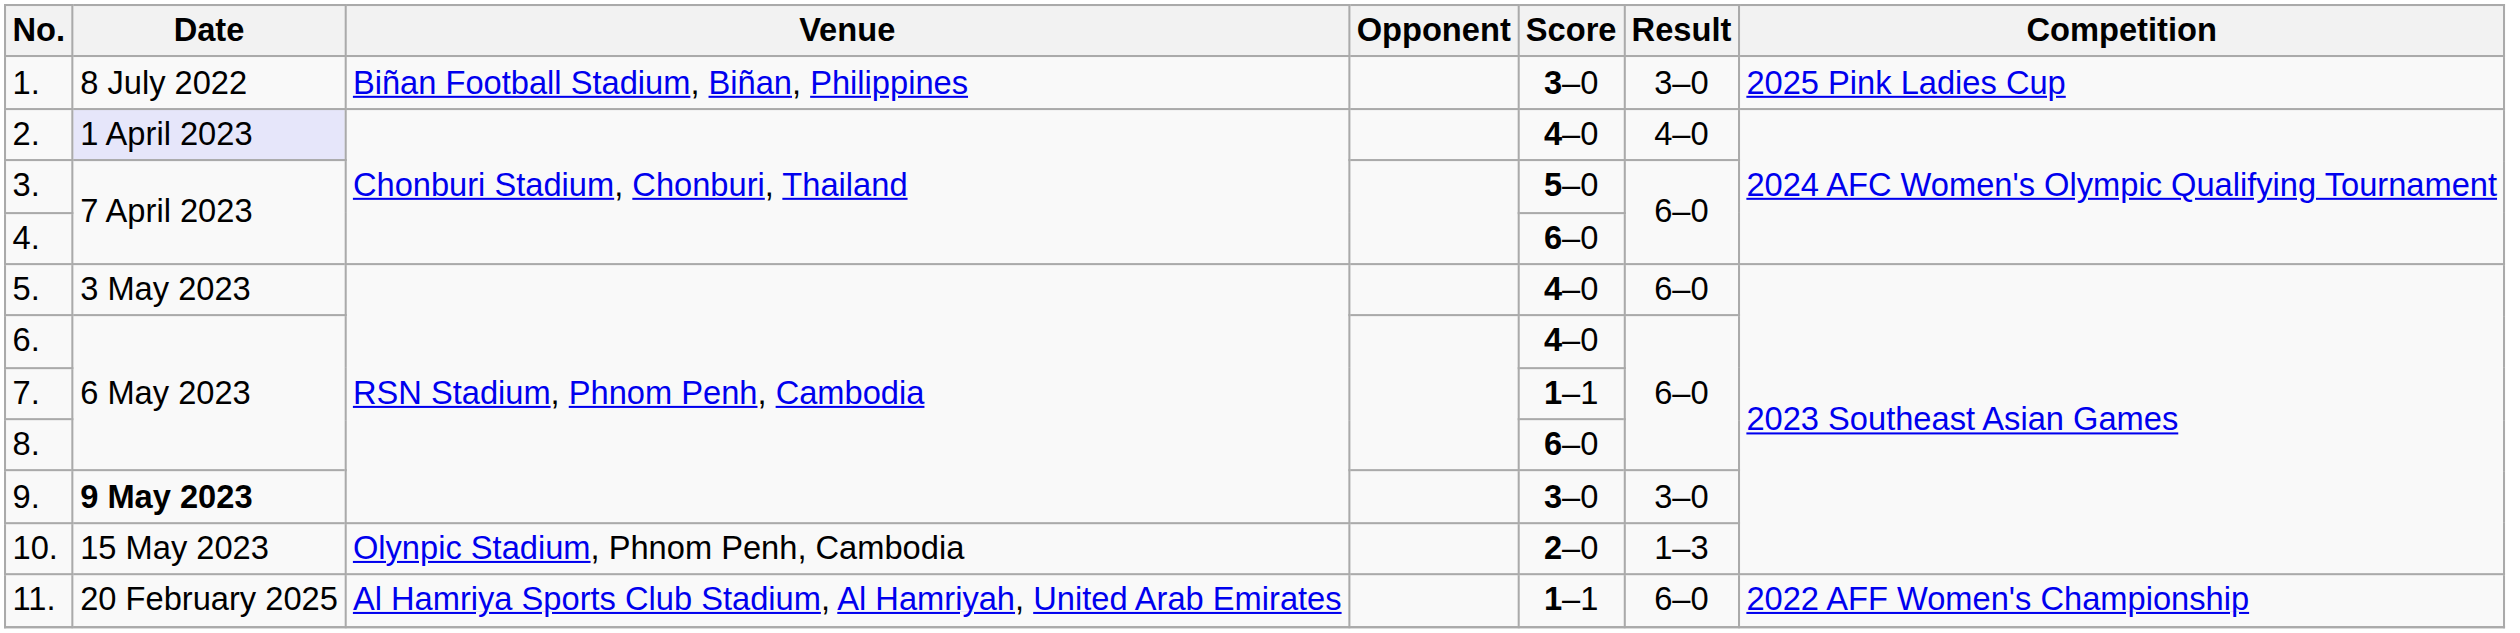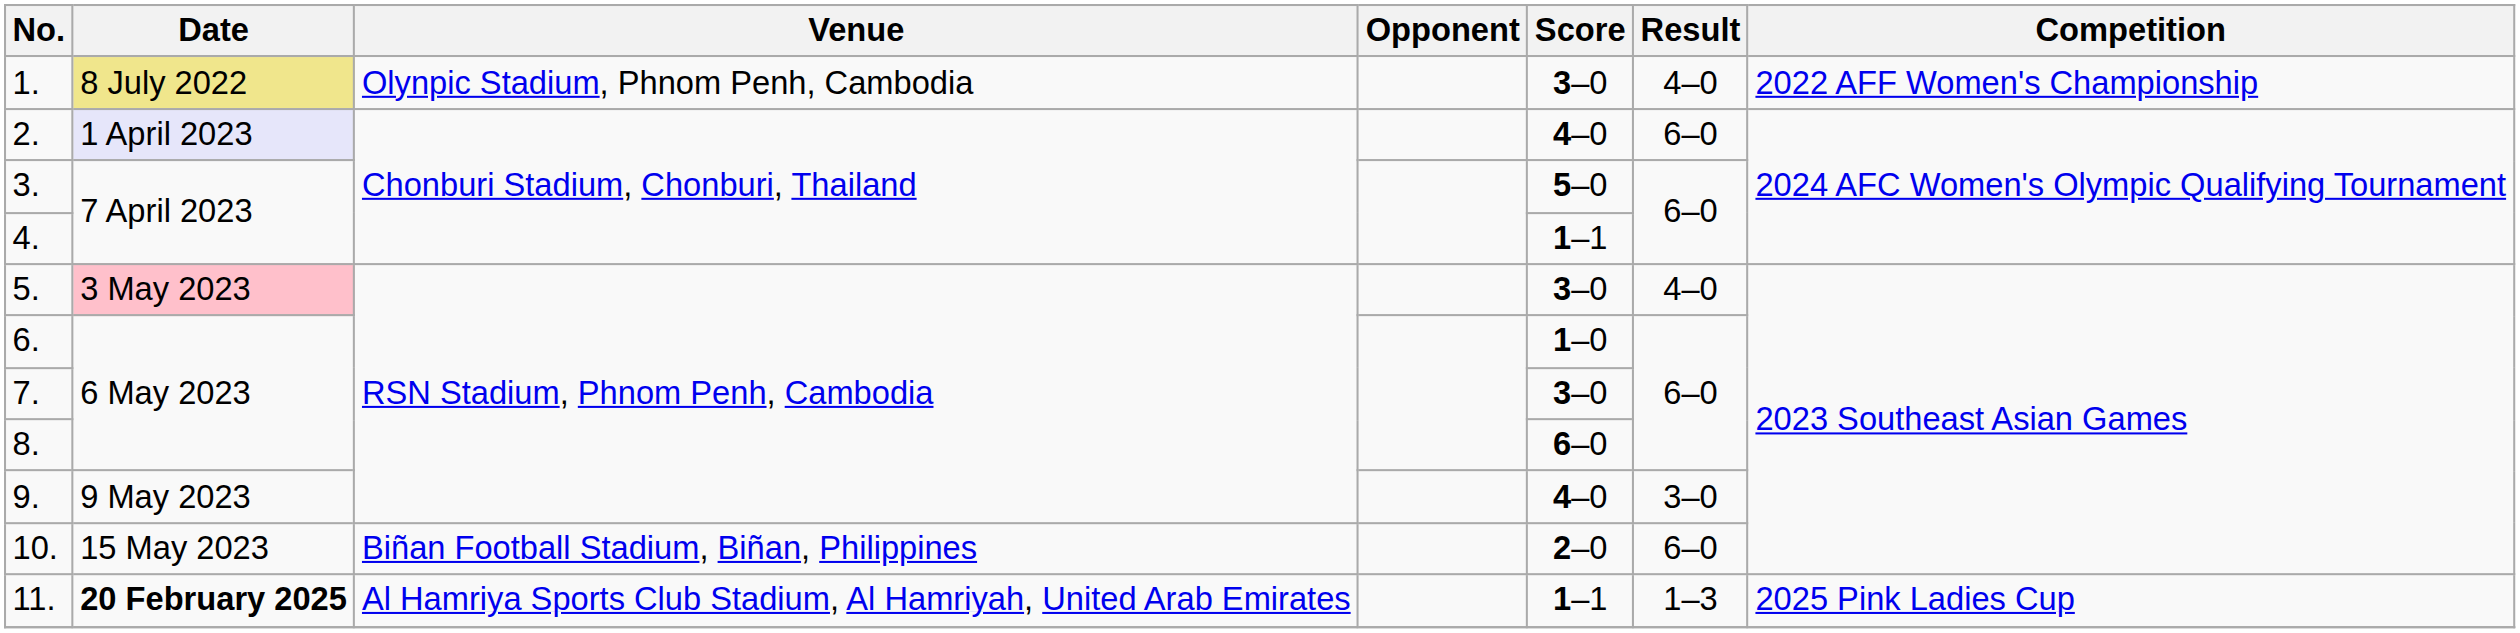(164, 82) no background -> (164, 82) khaki background
(660, 82) Biñan Football Stadium, Biñan, Philippines -> (668, 82) Olynpic Stadium, Phnom Penh, Cambodia
(1681, 82) 3–0 -> (1690, 82) 4–0
(1906, 82) 2025 Pink Ladies Cup -> (2007, 82) 2022 AFF Women's Championship
(1681, 133) 4–0 -> (1690, 133) 6–0
(1571, 237) 6–0 -> (1580, 237) 1–1
(165, 289) no background -> (165, 289) pink background
(1571, 289) 4–0 -> (1580, 289) 3–0
(1681, 289) 6–0 -> (1690, 289) 4–0
(1571, 340) 4–0 -> (1580, 340) 1–0
(1571, 392) 1–1 -> (1580, 392) 3–0
(166, 496) bold -> (165, 496) normal
(1571, 496) 3–0 -> (1580, 496) 4–0
(659, 548) Olynpic Stadium, Phnom Penh, Cambodia -> (670, 548) Biñan Football Stadium, Biñan, Philippines
(1681, 548) 1–3 -> (1690, 548) 6–0
(209, 599) normal -> (214, 599) bold
(1681, 599) 6–0 -> (1690, 599) 1–3
(1998, 599) 2022 AFF Women's Championship -> (1915, 599) 2025 Pink Ladies Cup
